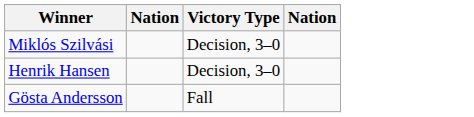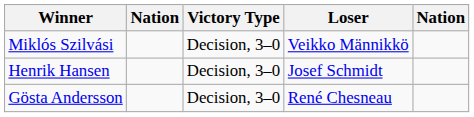+ column: (348, 17)
(200, 97) Fall -> (233, 97) Decision, 3–0
